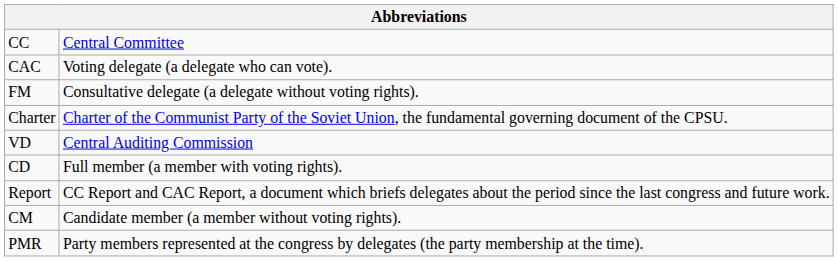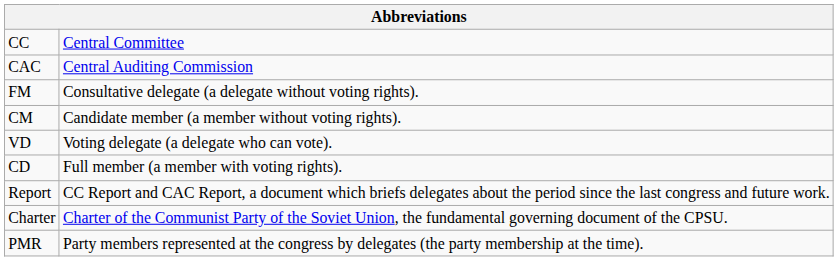(198, 67) Voting delegate (a delegate who can vote). -> (158, 67) Central Auditing Commission
rows swapped: (20, 218) <-> (32, 117)
(158, 142) Central Auditing Commission -> (198, 142) Voting delegate (a delegate who can vote).
